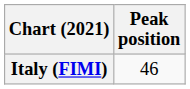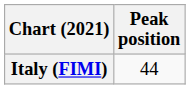(149, 68) 46 -> (149, 68) 44
